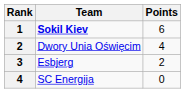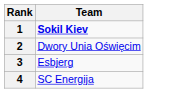- column: (162, 12)
